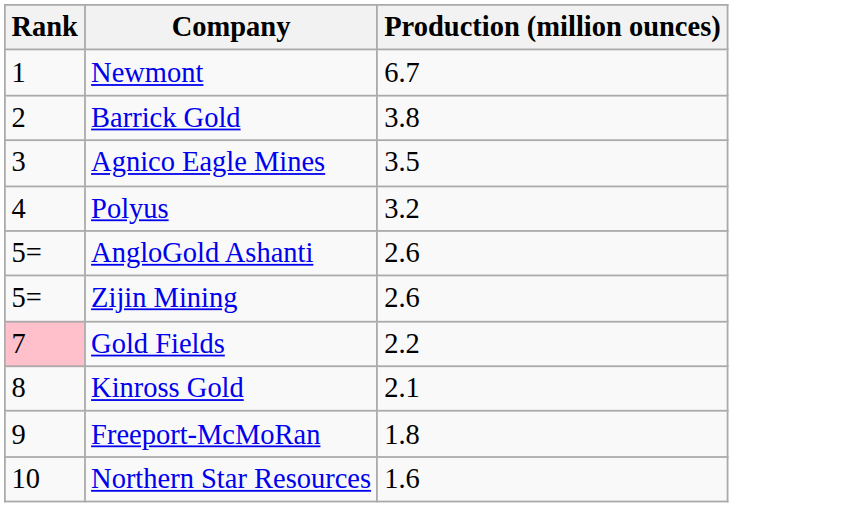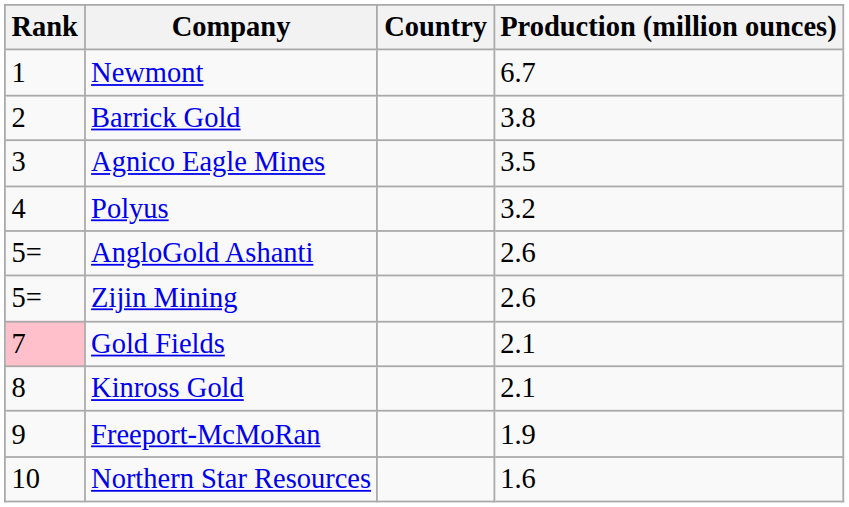+ column: (436, 27)
(402, 343) 2.2 -> (518, 343) 2.1
(402, 433) 1.8 -> (518, 433) 1.9
